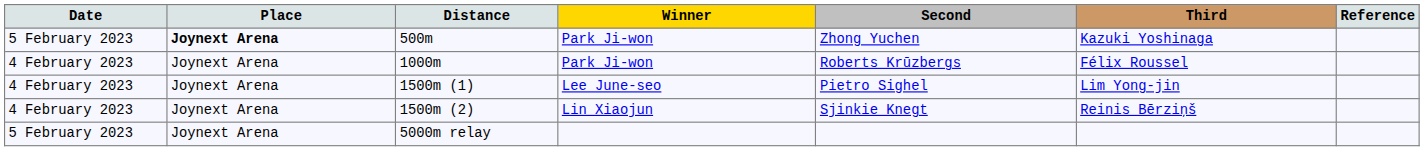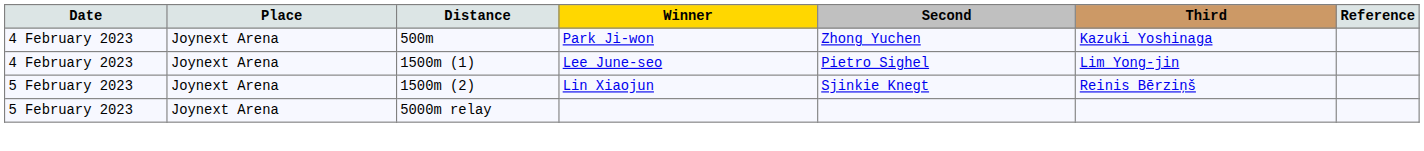(71, 40) 5 February 2023 -> (71, 40) 4 February 2023
(225, 40) bold -> (225, 40) normal
- row: (420, 63)
(71, 110) 4 February 2023 -> (71, 87) 5 February 2023
